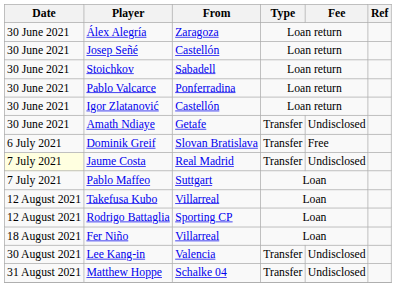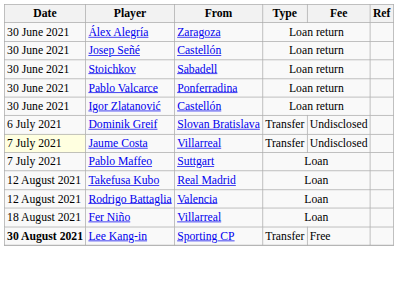- row: (121, 124)
(318, 143) Free -> (339, 124) Undisclosed
(205, 161) Real Madrid -> (199, 143) Villarreal
(197, 198) Villarreal -> (206, 180) Real Madrid
(204, 217) Sporting CP -> (197, 198) Valencia
(44, 254) normal -> (45, 236) bold
(195, 254) Valencia -> (206, 236) Sporting CP
(337, 254) Undisclosed -> (320, 236) Free
- row: (124, 273)
